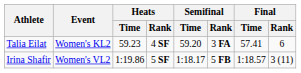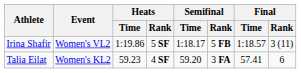rows swapped: (26, 44) <-> (29, 60)
